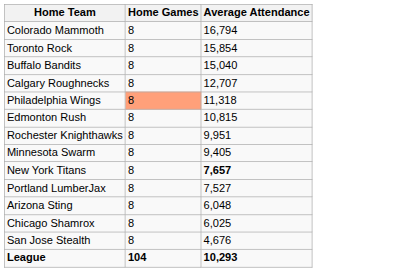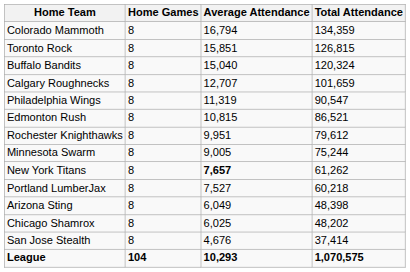+ column: (359, 13)
(220, 48) 15,854 -> (220, 48) 15,851
(131, 100) lightsalmon background -> (131, 100) no background
(220, 100) 11,318 -> (220, 100) 11,319
(217, 153) 9,405 -> (217, 153) 9,005
(217, 205) 6,048 -> (217, 205) 6,049
